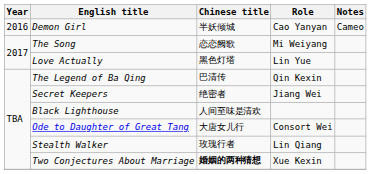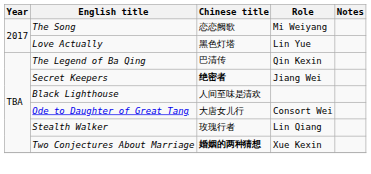- row: (59, 27)
(212, 94) normal -> (212, 77) bold
